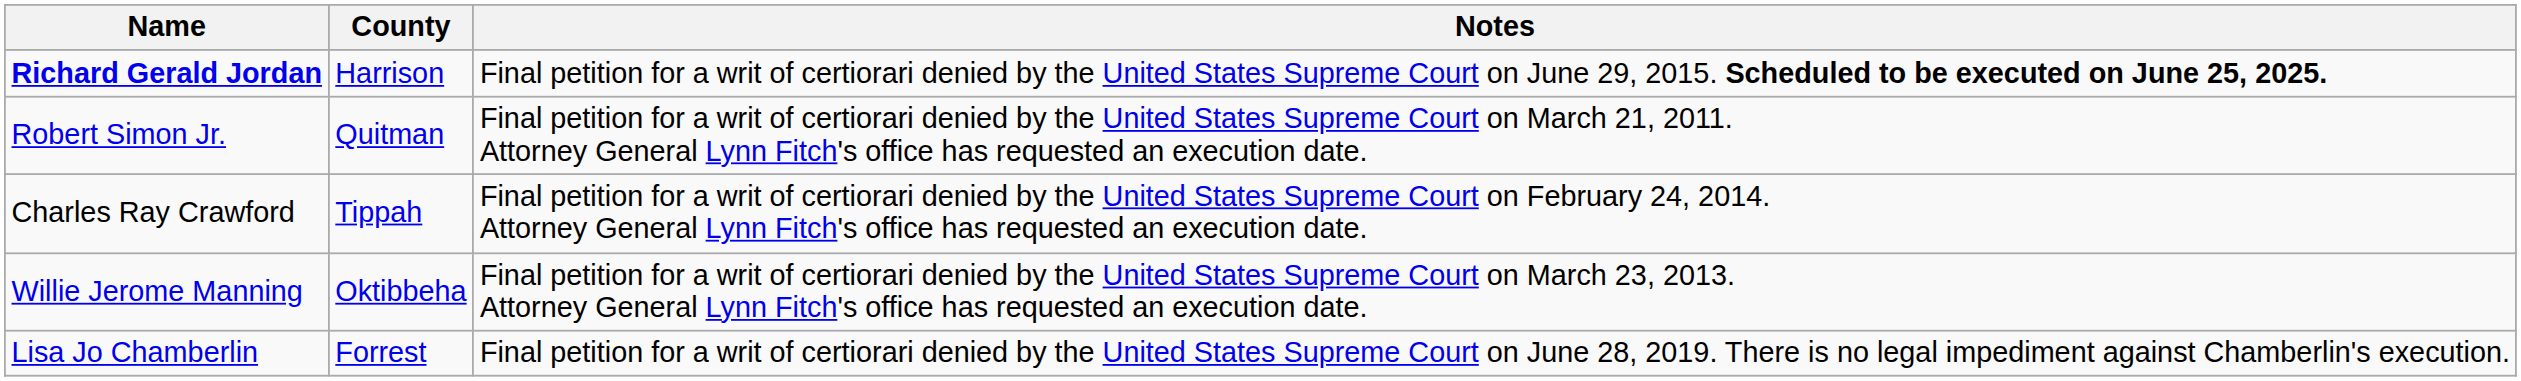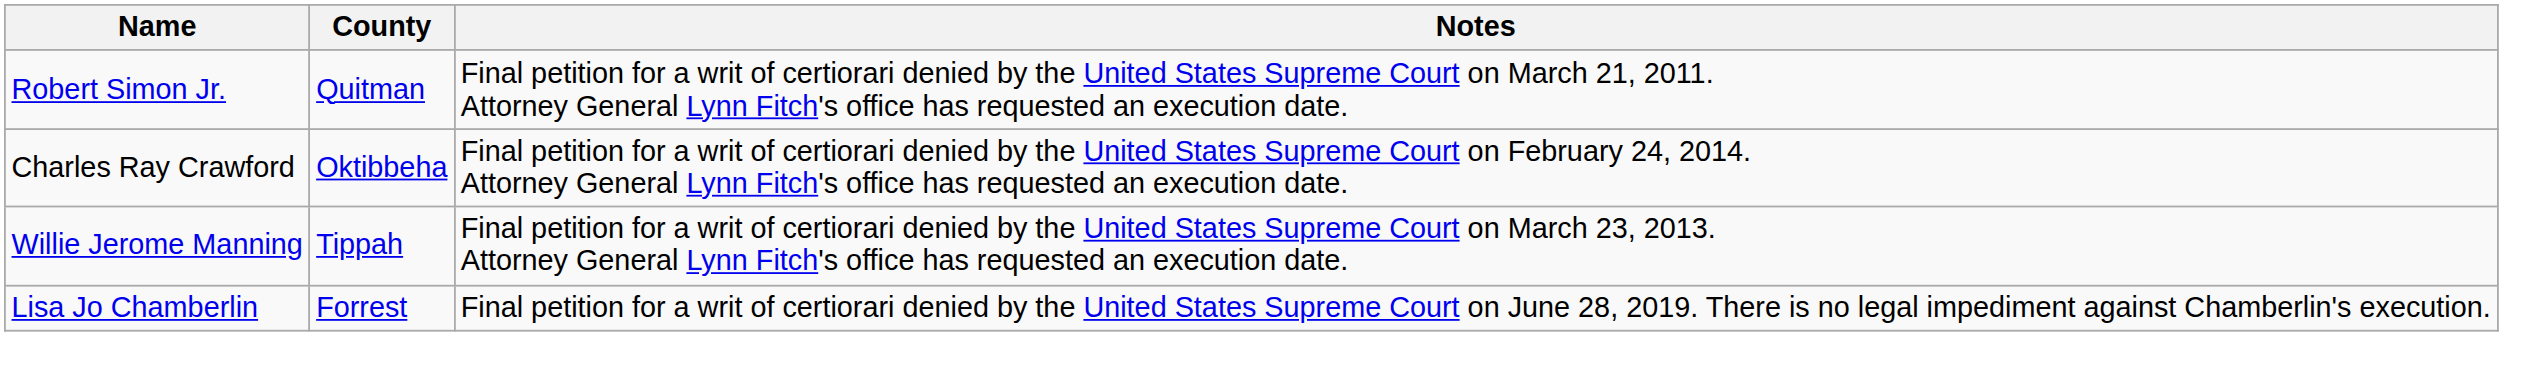- row: (167, 73)
(379, 212) Tippah -> (382, 167) Oktibbeha
(401, 291) Oktibbeha -> (360, 245) Tippah
